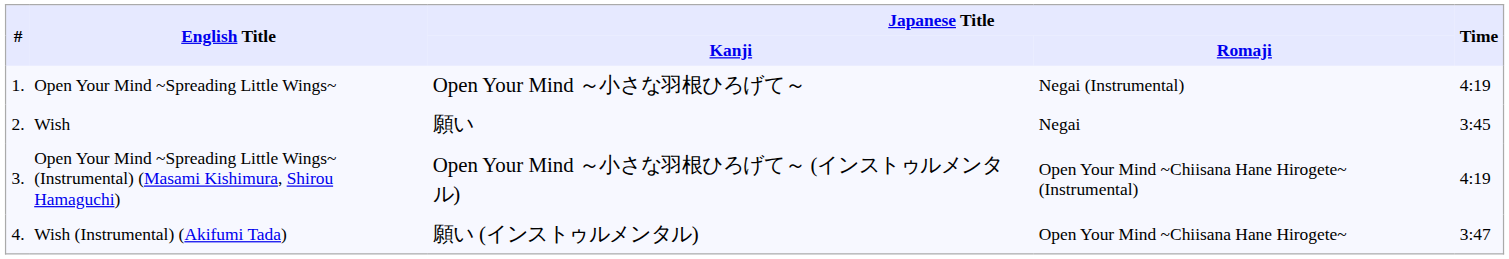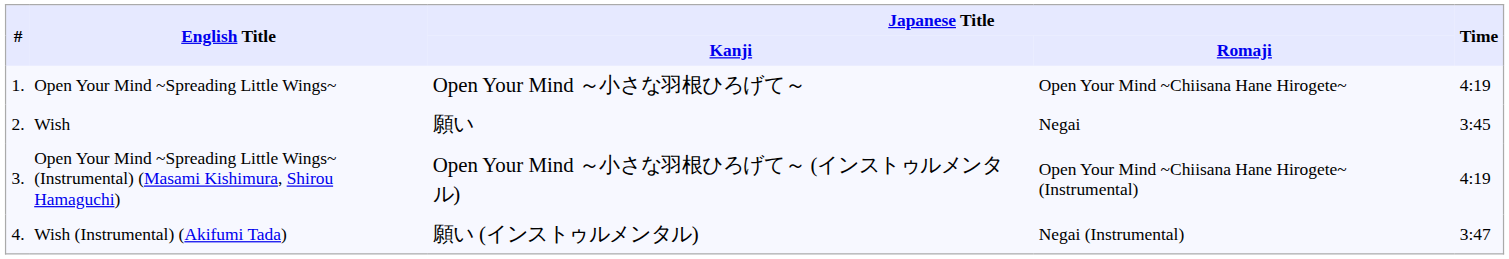(1111, 84) Negai (Instrumental) -> (1193, 84) Open Your Mind ~Chiisana Hane Hirogete~
(1193, 233) Open Your Mind ~Chiisana Hane Hirogete~ -> (1111, 233) Negai (Instrumental)
